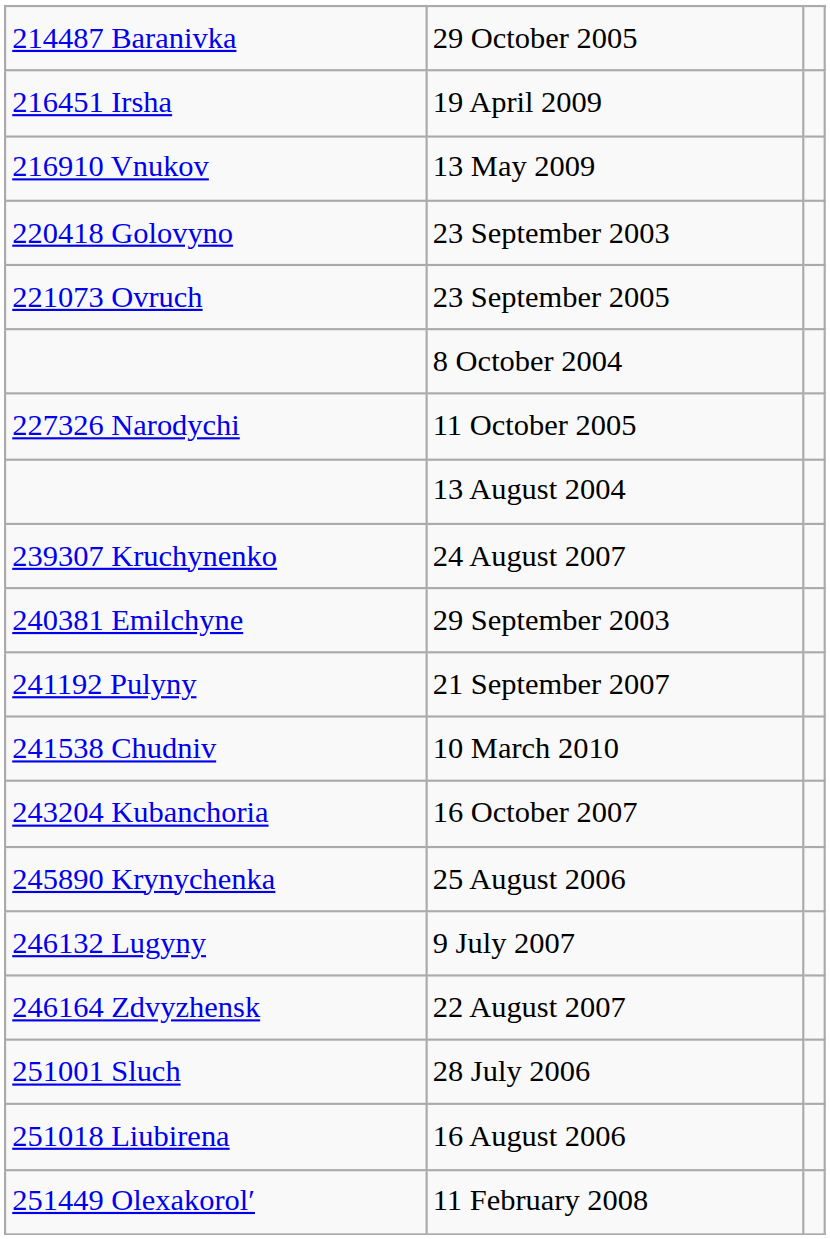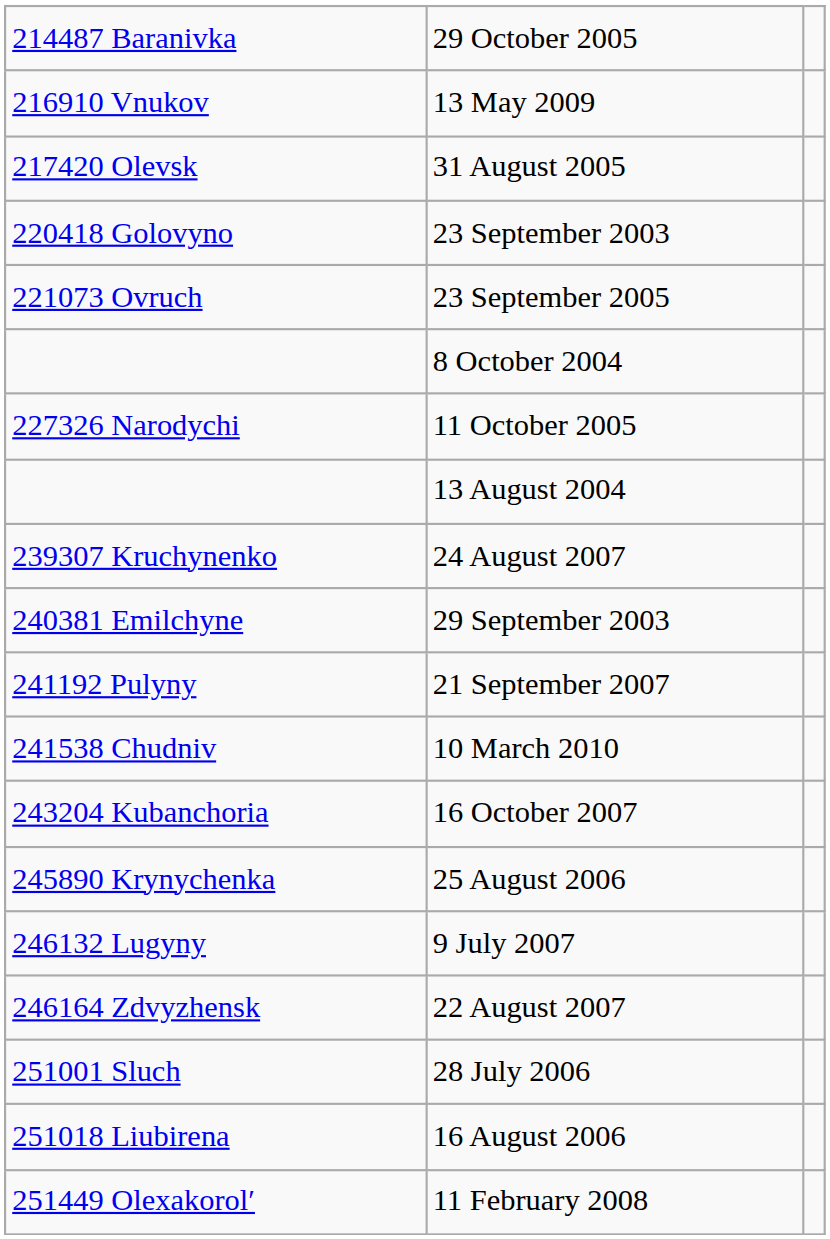- row: (517, 102)
+ row: (529, 166)
